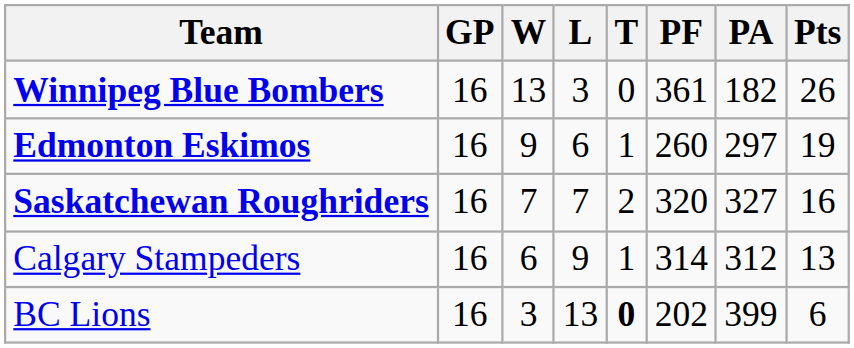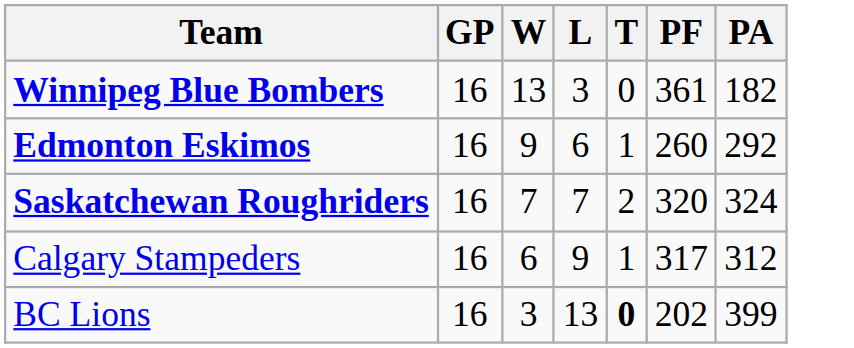- column: (818, 32)
(751, 145) 297 -> (751, 145) 292
(751, 201) 327 -> (751, 201) 324
(681, 257) 314 -> (681, 257) 317
